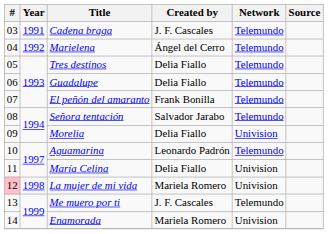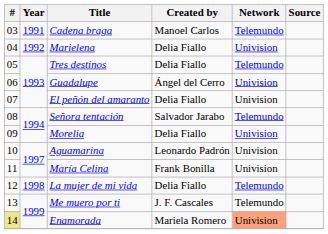(184, 30) J. F. Cascales -> (187, 30) Manoel Carlos
(190, 47) Ángel del Cerro -> (180, 47) Delia Fiallo
(259, 47) Telemundo -> (256, 47) Univision
(180, 82) Delia Fiallo -> (190, 82) Ángel del Cerro
(259, 82) Telemundo -> (256, 82) Univision
(185, 99) Frank Bonilla -> (180, 99) Delia Fiallo
(259, 99) Telemundo -> (256, 99) Univision
(259, 151) Telemundo -> (256, 151) Univision
(180, 168) Delia Fiallo -> (185, 168) Frank Bonilla
(12, 185) pink background -> (12, 185) no background
(190, 185) Mariela Romero -> (180, 185) Delia Fiallo
(256, 185) Univision -> (259, 185) Telemundo
(12, 220) no background -> (12, 220) khaki background
(256, 220) no background -> (256, 220) lightsalmon background
